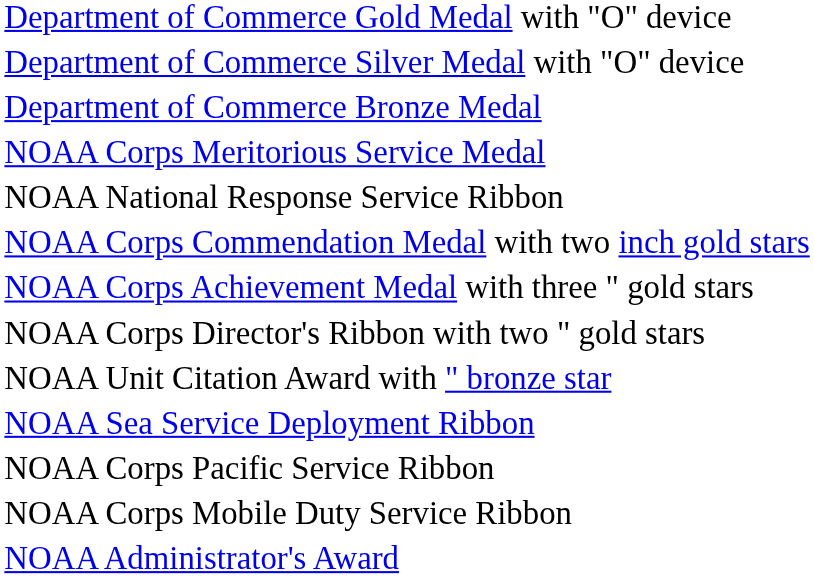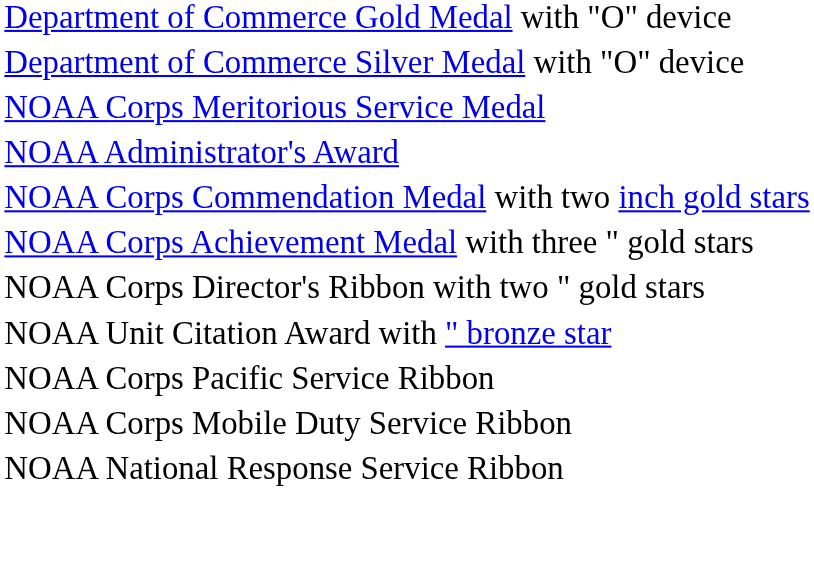- row: (273, 107)
rows swapped: (202, 558) <-> (284, 197)
- row: (269, 422)
